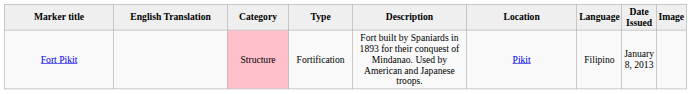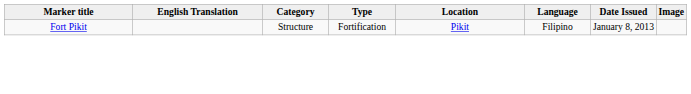- column: (409, 17)
(258, 59) pink background -> (296, 27) no background
